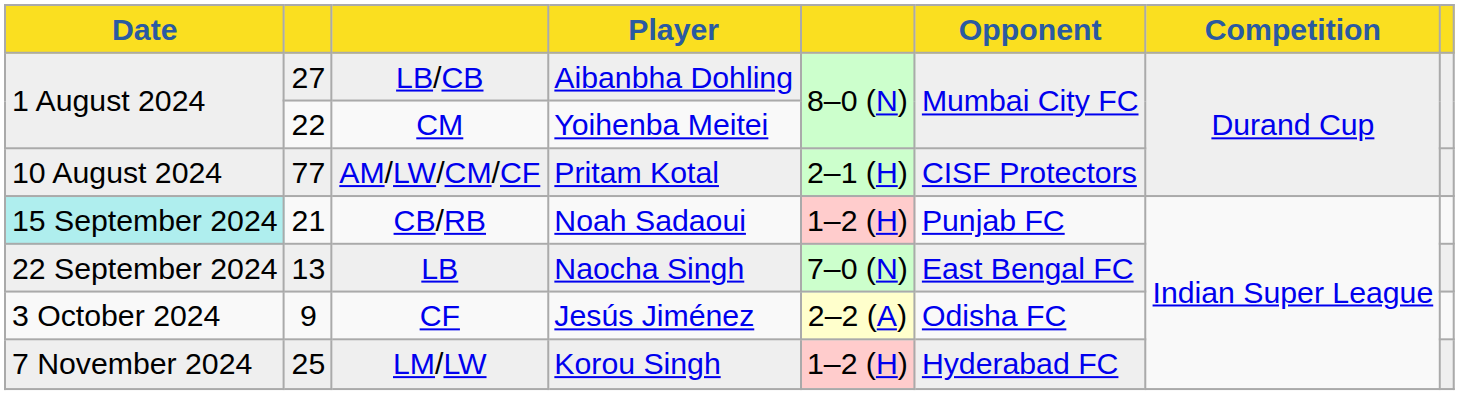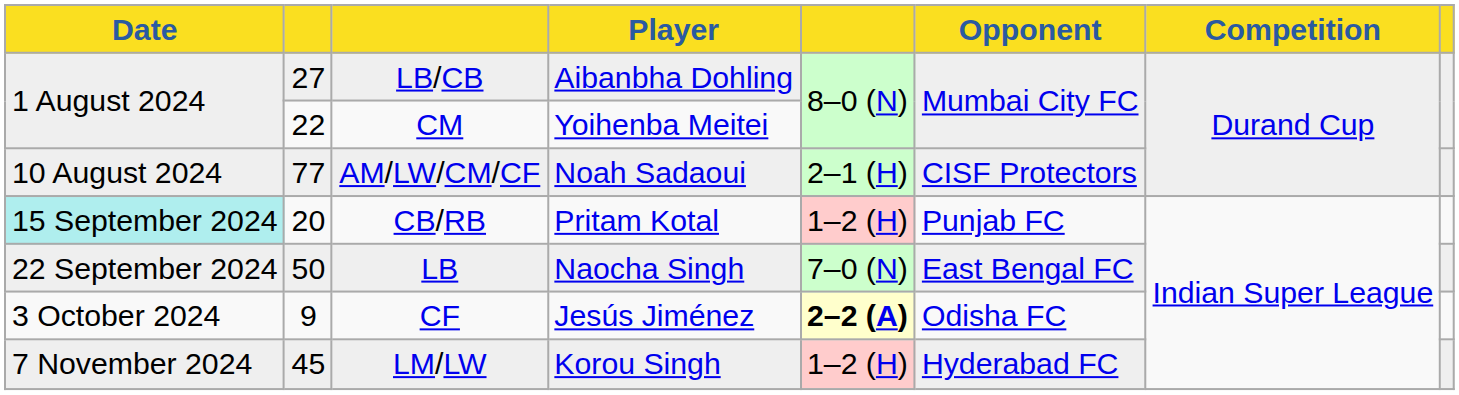(637, 173) Pritam Kotal -> (650, 173) Noah Sadaoui
(308, 221) 21 -> (308, 221) 20
(650, 221) Noah Sadaoui -> (637, 221) Pritam Kotal
(308, 269) 13 -> (308, 269) 50
(857, 316) normal -> (857, 316) bold
(308, 364) 25 -> (308, 364) 45
